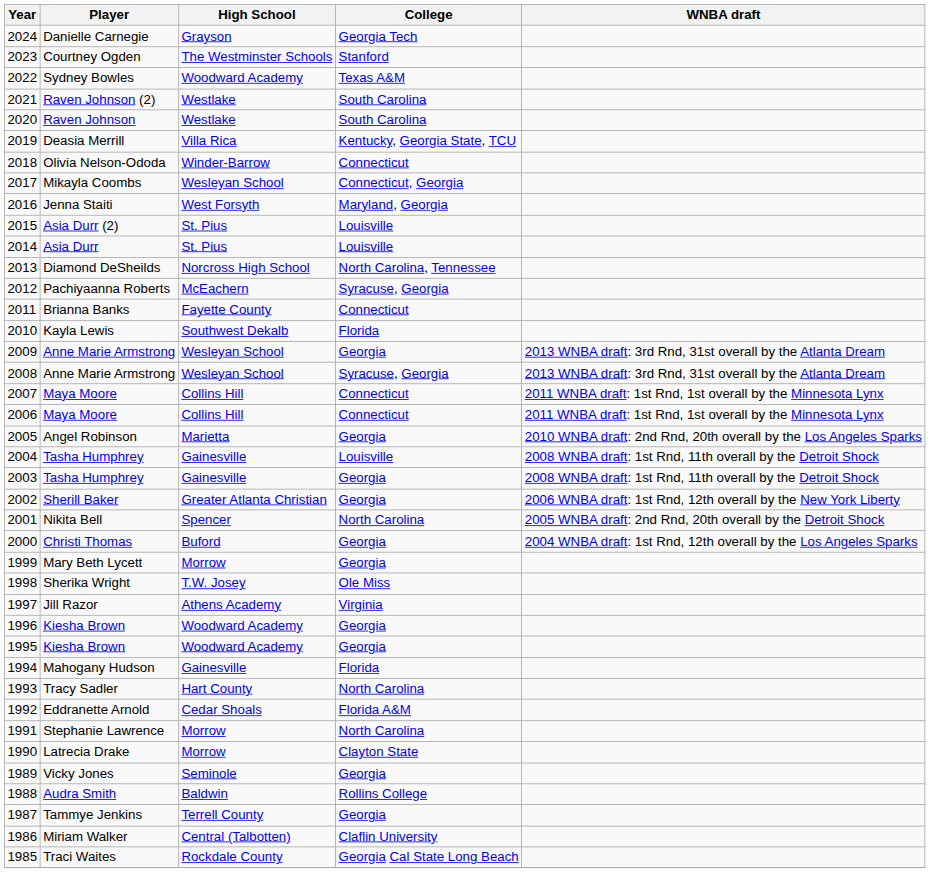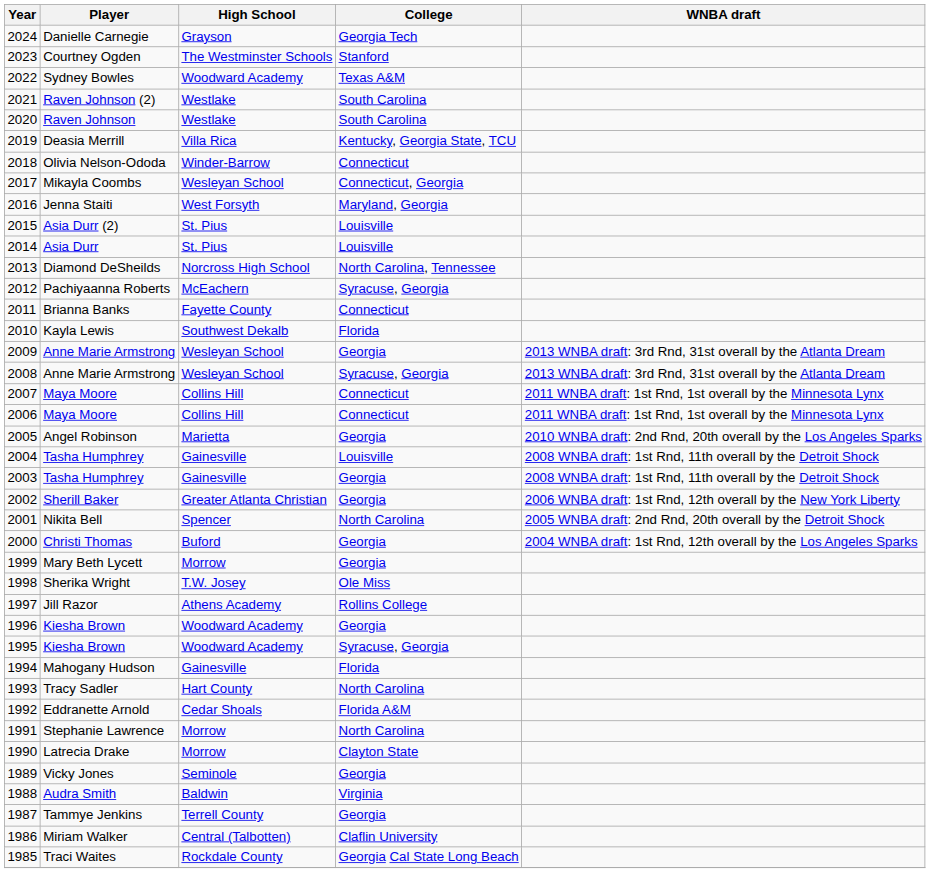(361, 604) Virginia -> (383, 604) Rollins College
(362, 646) Georgia -> (394, 646) Syracuse, Georgia
(383, 794) Rollins College -> (361, 794) Virginia
